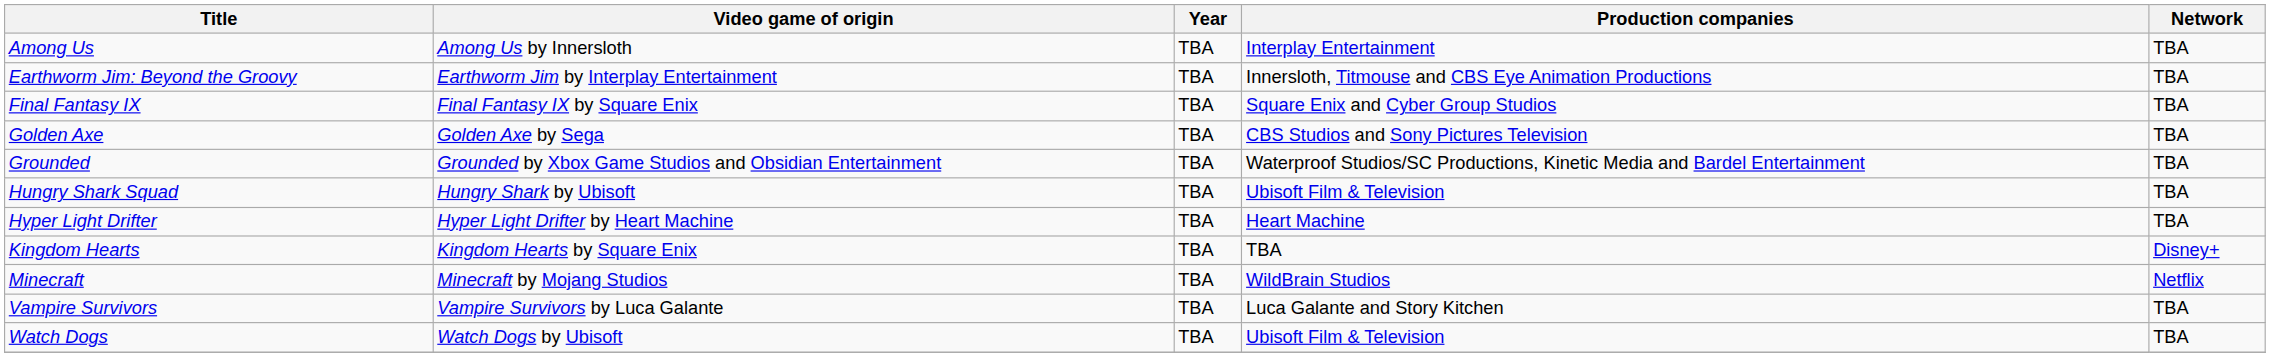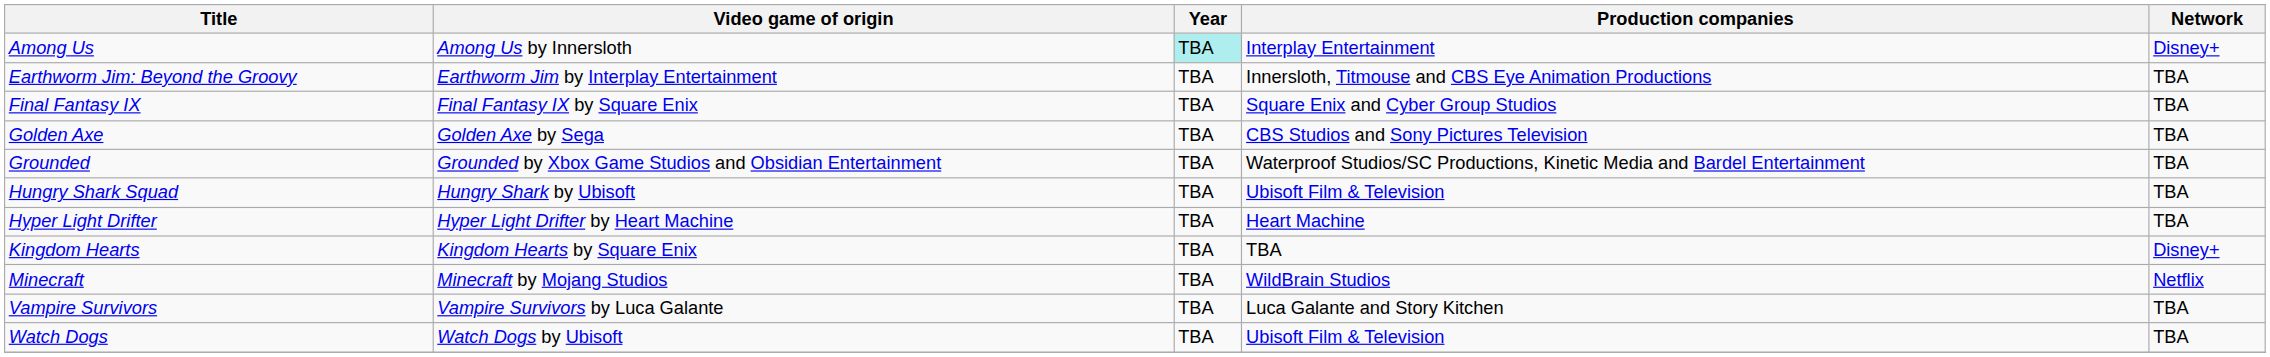(1196, 47) no background -> (1196, 47) paleturquoise background
(2171, 47) TBA -> (2186, 47) Disney+
